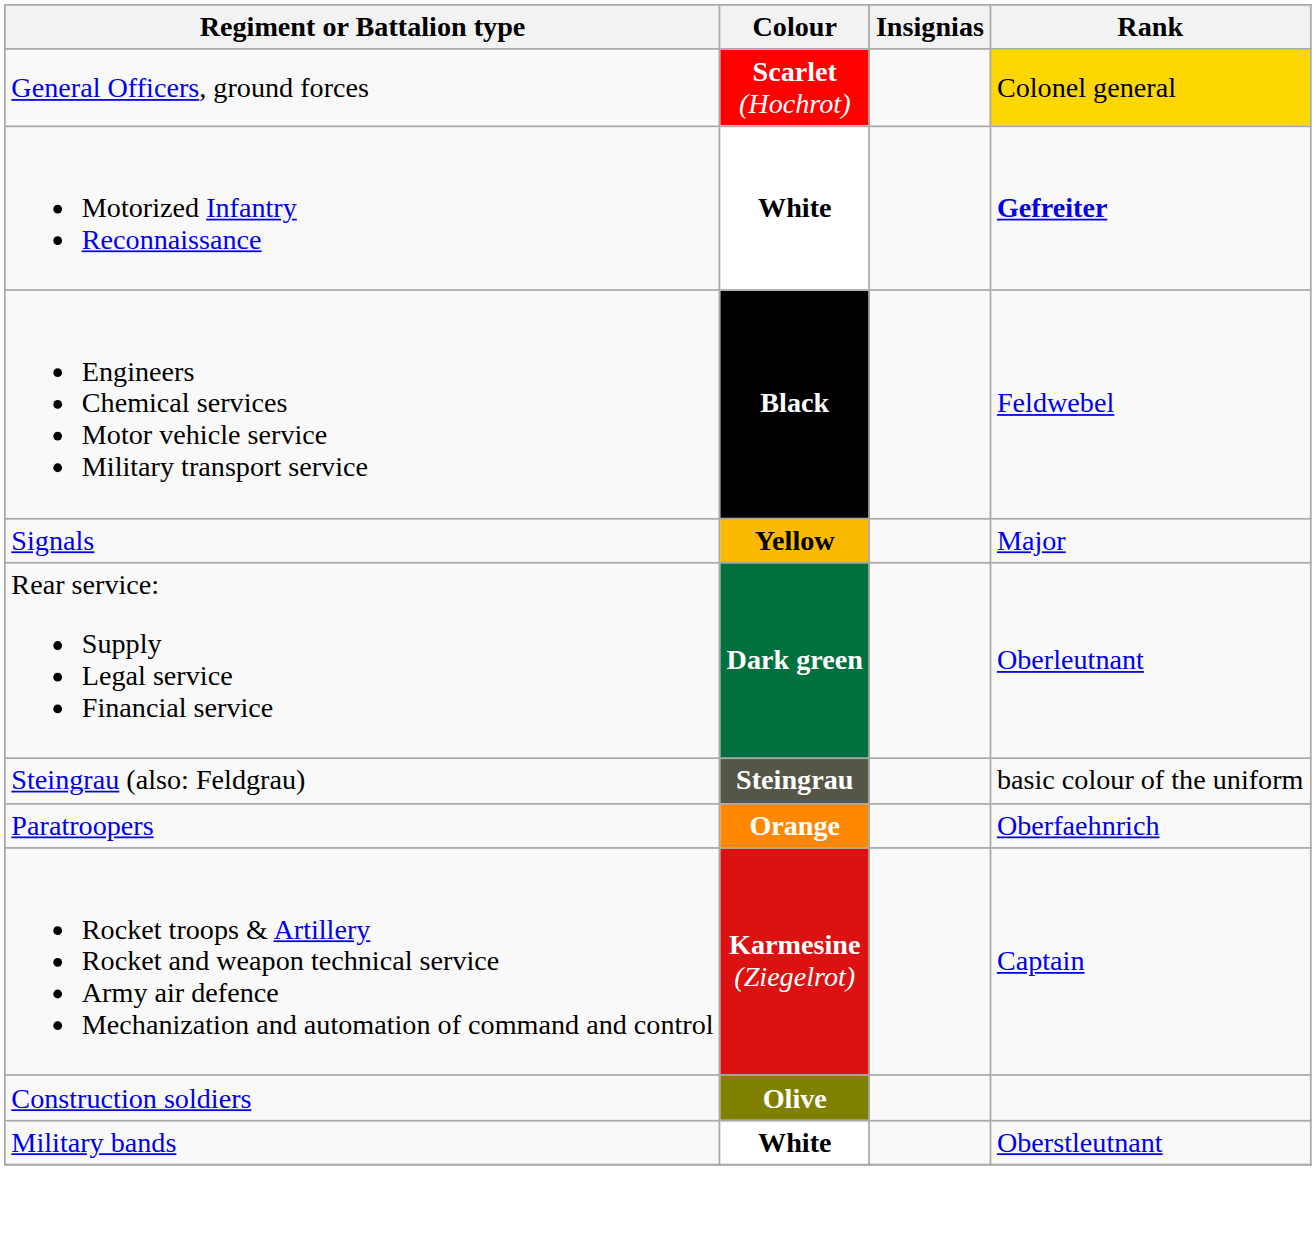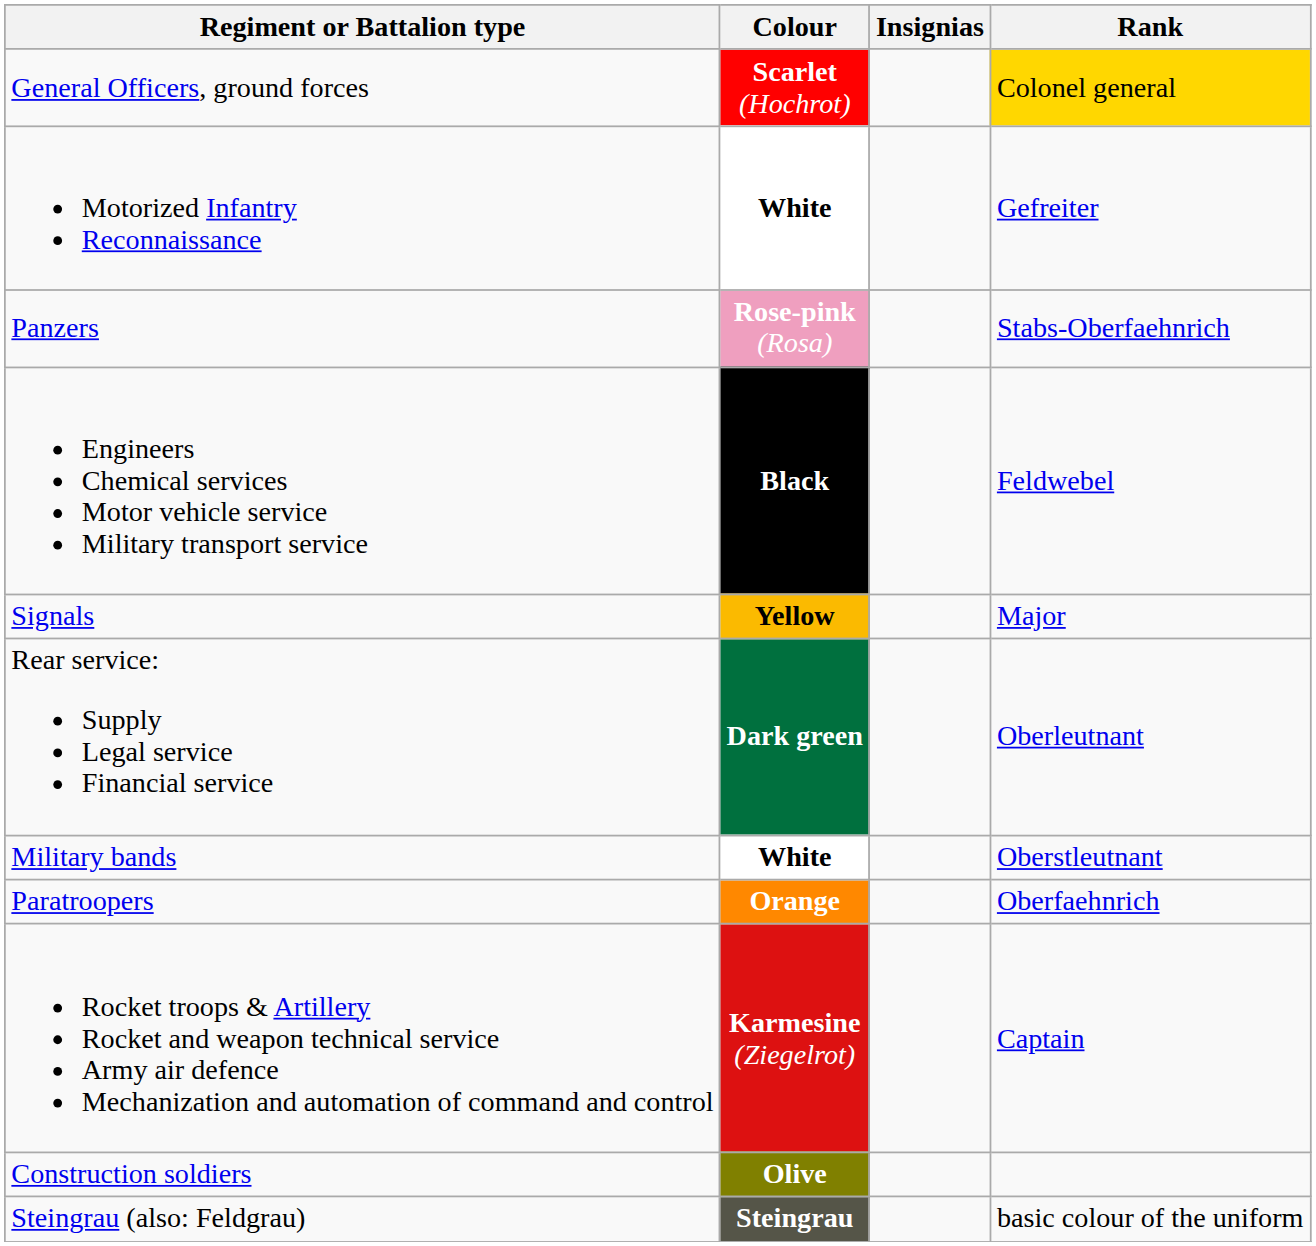(1052, 207) bold -> (1048, 207) normal
+ row: (55, 328)
rows swapped: (94, 1142) <-> (158, 780)
